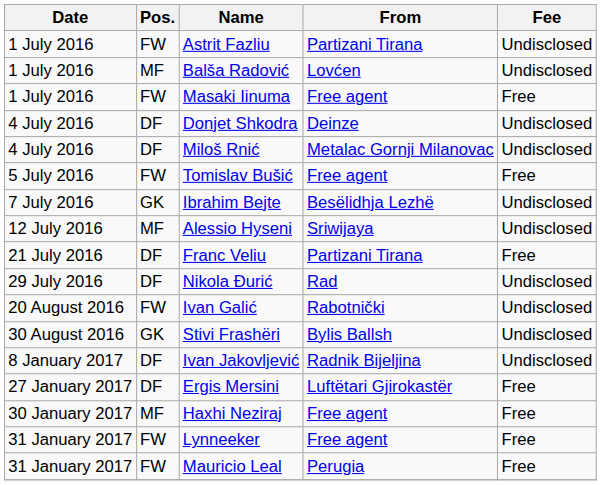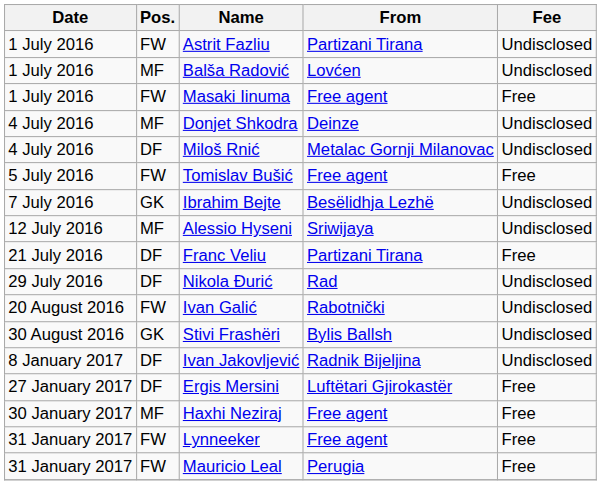(151, 123) DF -> (152, 123) MF
